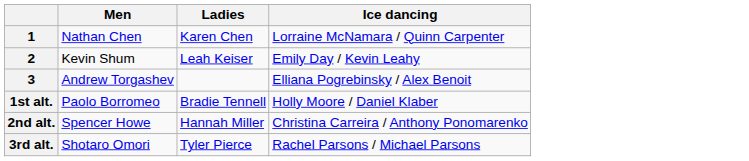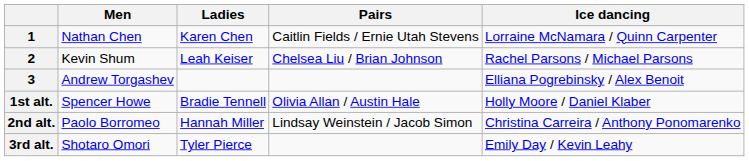+ column: (375, 15)
(346, 58) Emily Day / Kevin Leahy -> (589, 58) Rachel Parsons / Michael Parsons
(111, 101) Paolo Borromeo -> (106, 101) Spencer Howe
(106, 123) Spencer Howe -> (111, 123) Paolo Borromeo
(376, 144) Rachel Parsons / Michael Parsons -> (559, 144) Emily Day / Kevin Leahy
